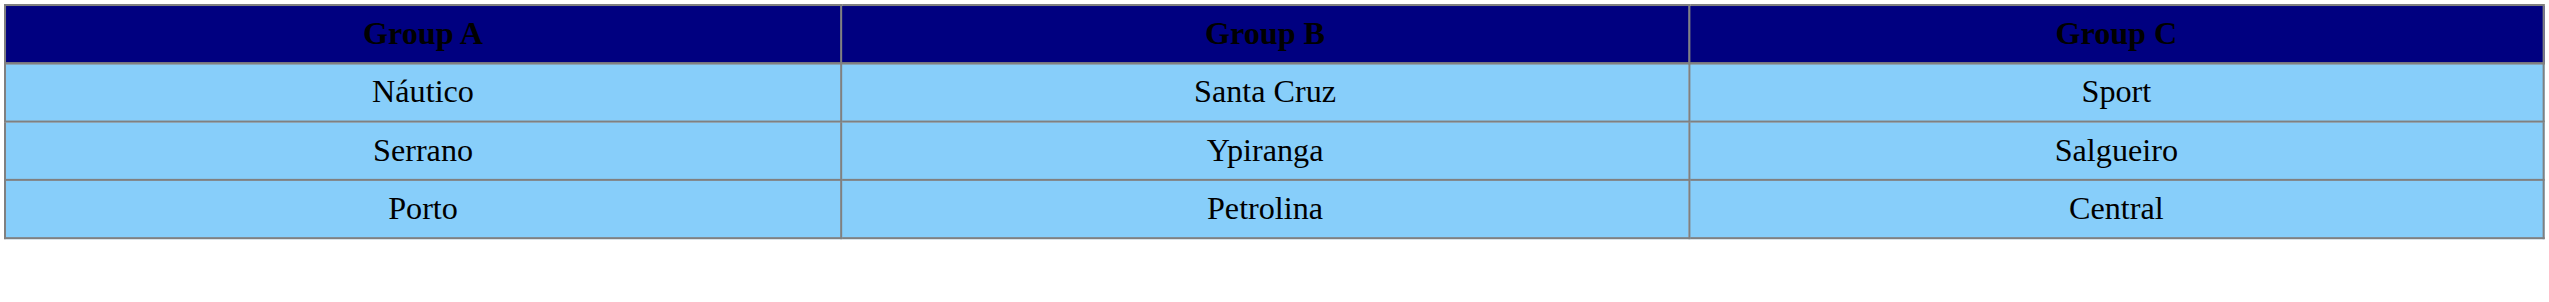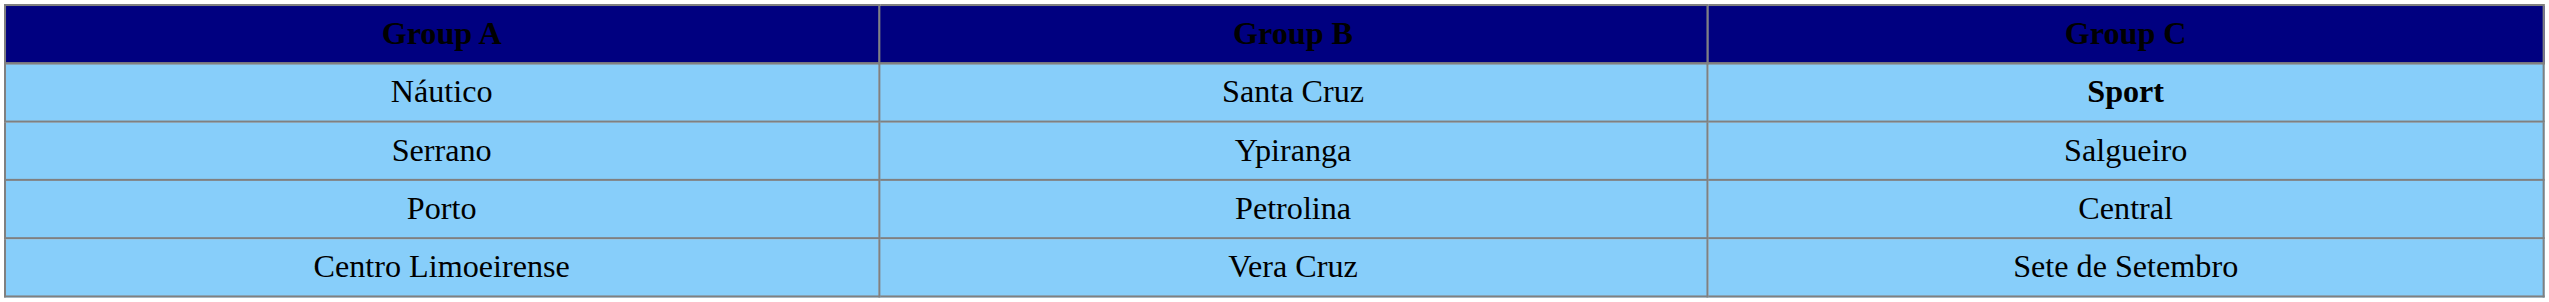(2116, 91) normal -> (2126, 91) bold
+ row: (442, 266)
